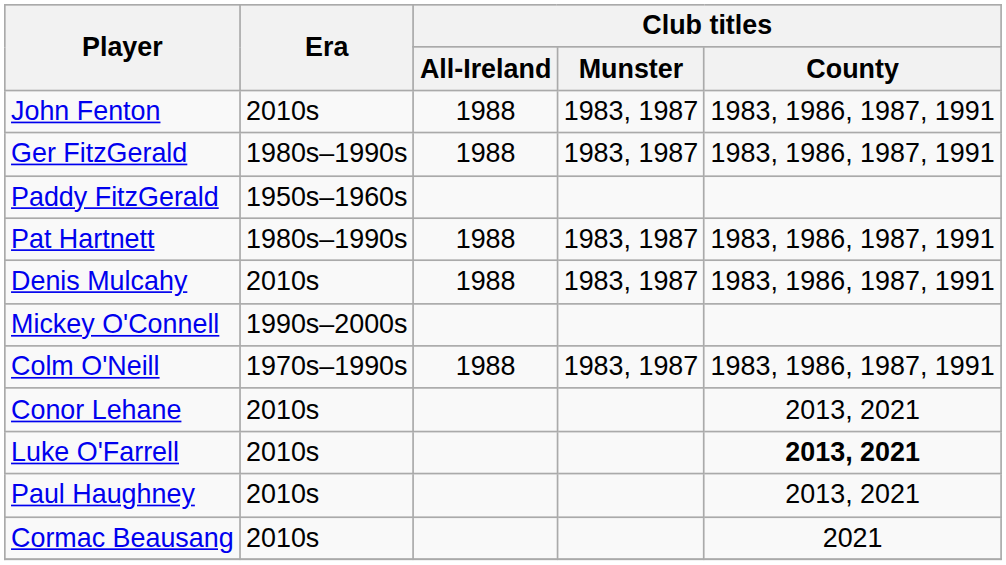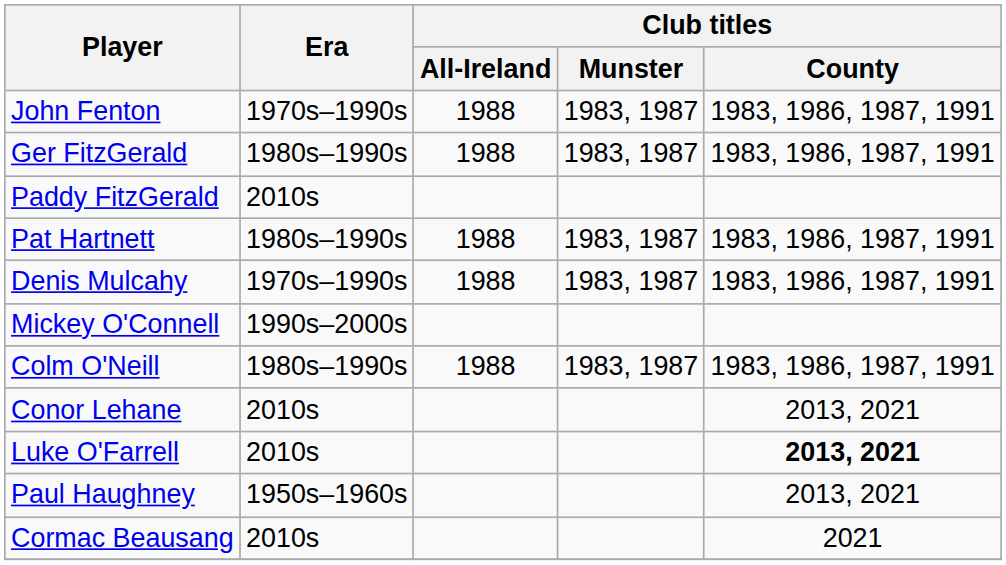(283, 111) 2010s -> (327, 111) 1970s–1990s
(327, 196) 1950s–1960s -> (283, 196) 2010s
(283, 281) 2010s -> (327, 281) 1970s–1990s
(327, 366) 1970s–1990s -> (327, 366) 1980s–1990s
(283, 494) 2010s -> (327, 494) 1950s–1960s
